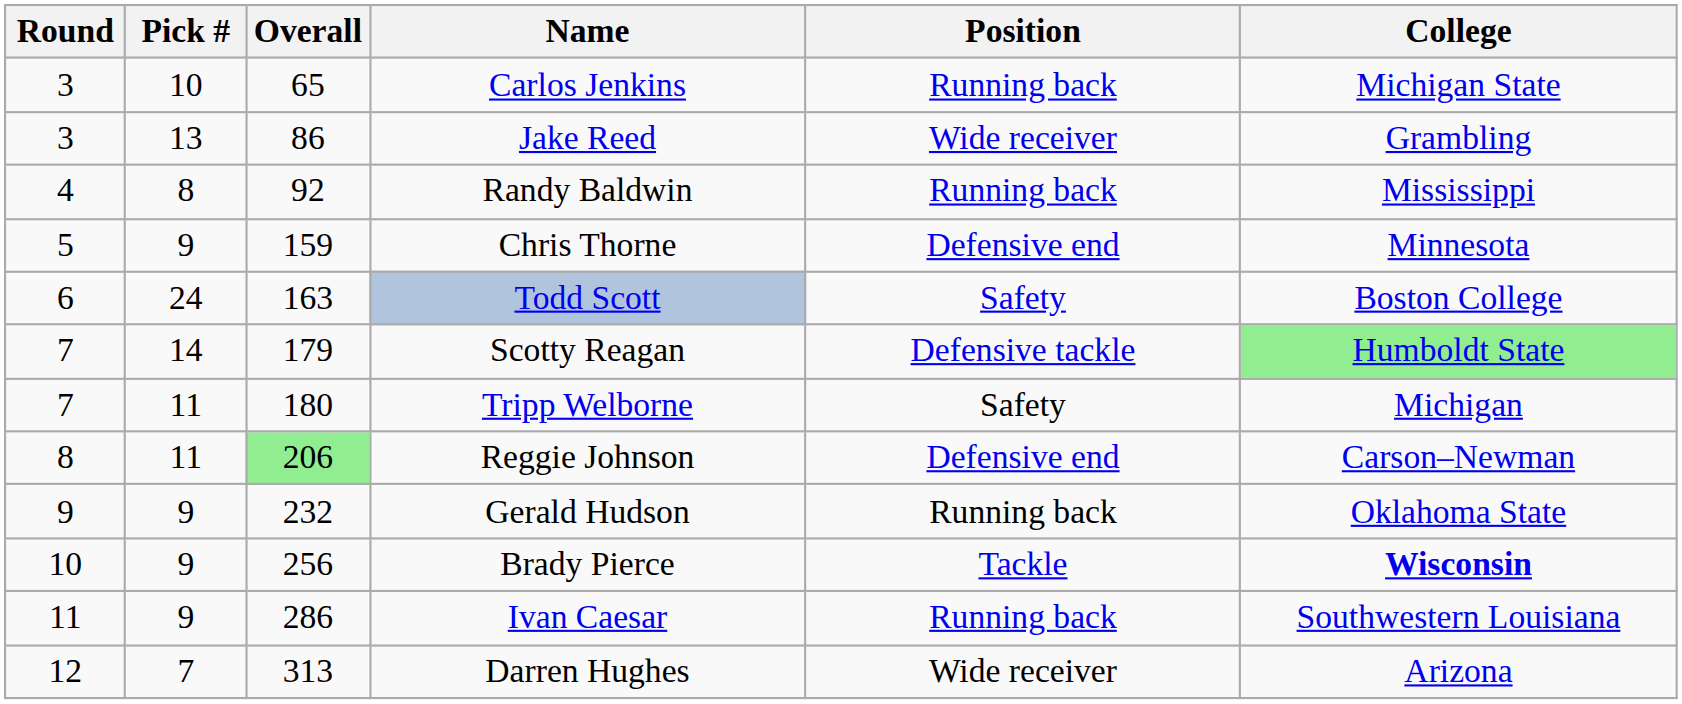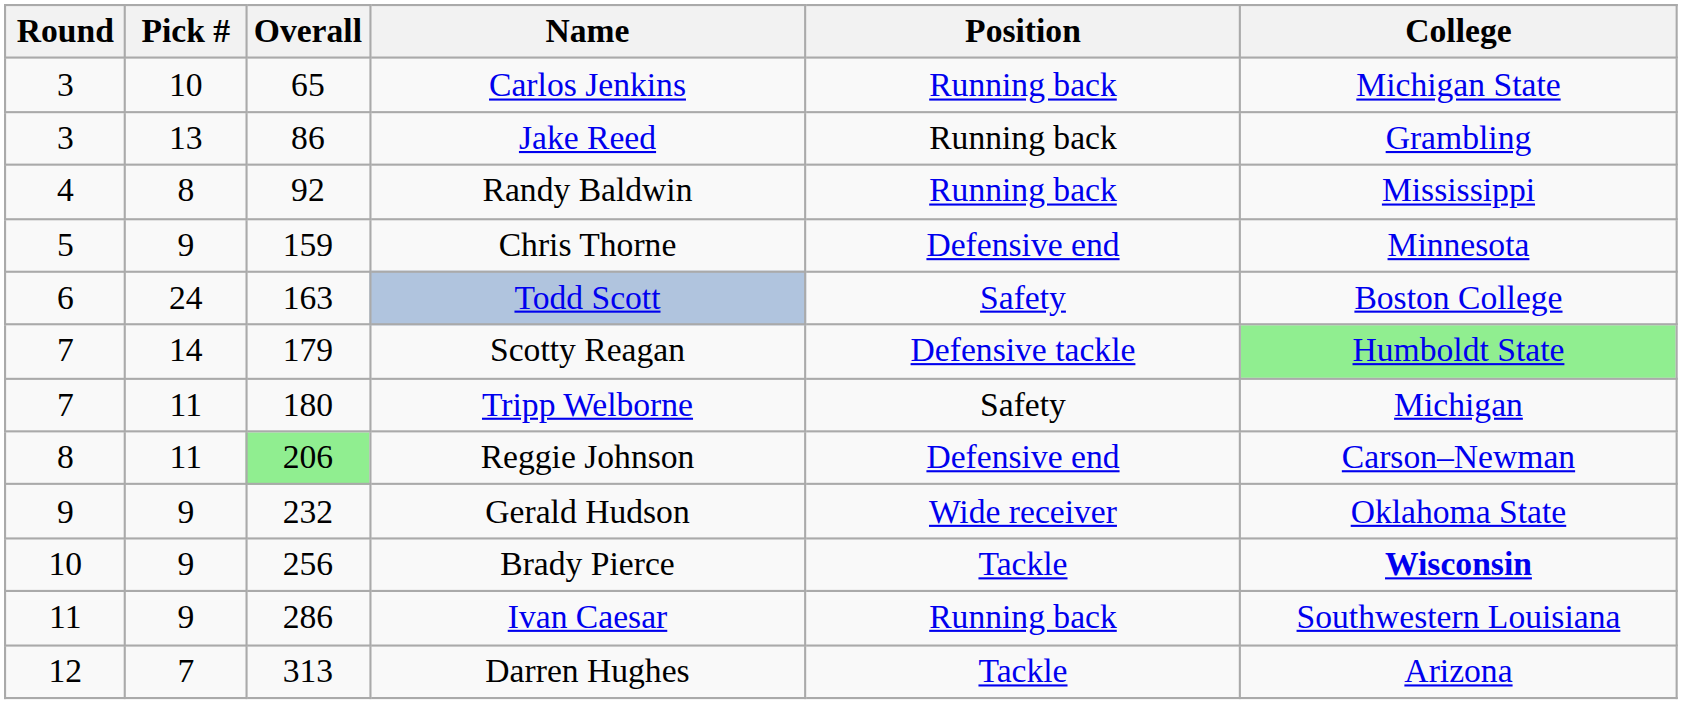(1023, 137) Wide receiver -> (1023, 137) Running back
(1023, 510) Running back -> (1023, 510) Wide receiver
(1023, 670) Wide receiver -> (1023, 670) Tackle
